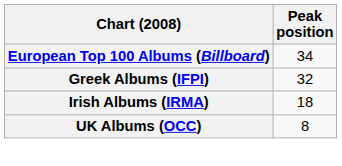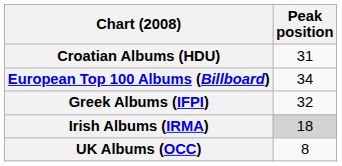+ row: (139, 56)
(305, 102) no background -> (305, 126) lightgrey background
